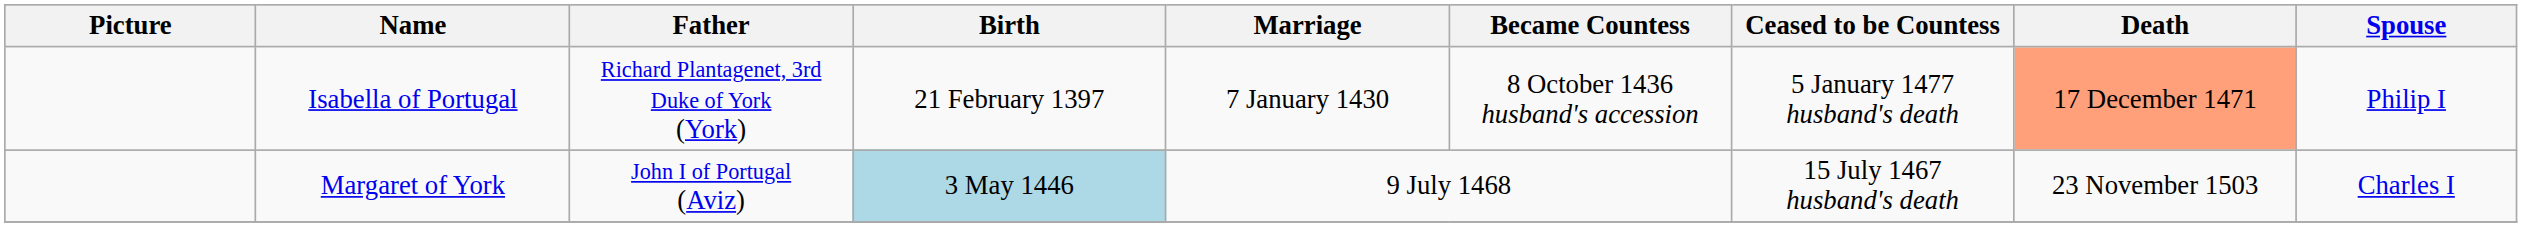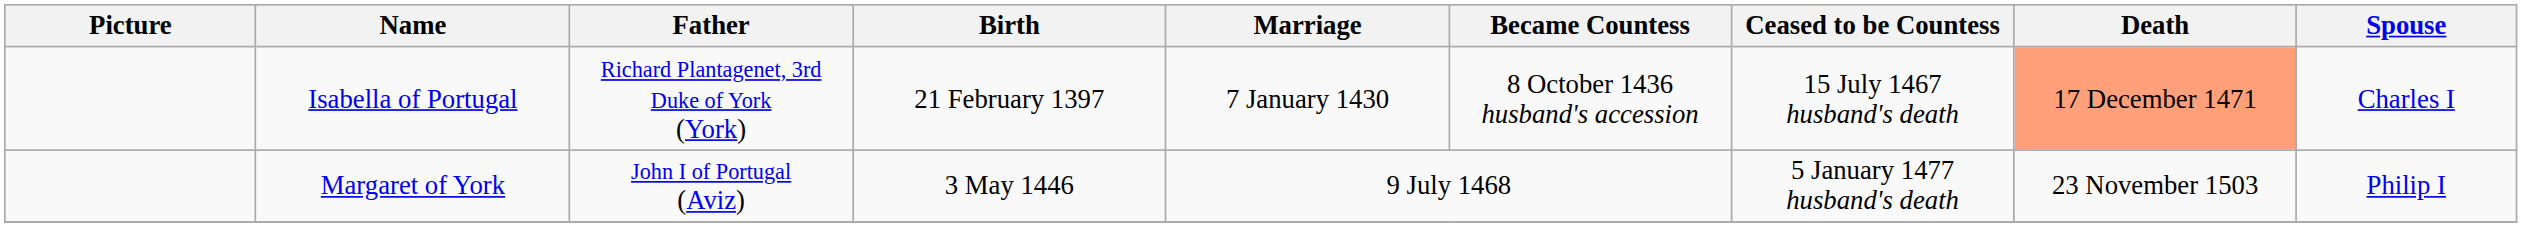(1873, 98) 5 January 1477 husband's death -> (1873, 98) 15 July 1467 husband's death
(2406, 98) Philip I -> (2406, 98) Charles I
(1009, 185) lightblue background -> (1009, 185) no background
(1873, 185) 15 July 1467 husband's death -> (1873, 185) 5 January 1477 husband's death
(2406, 185) Charles I -> (2406, 185) Philip I
